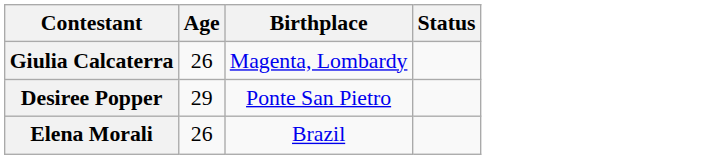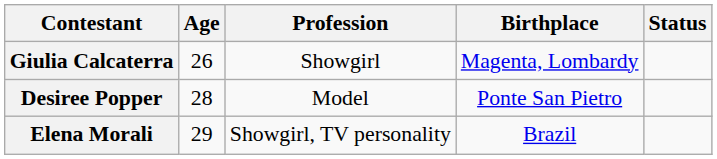+ column: (340, 23)
(202, 97) 29 -> (202, 97) 28
(202, 134) 26 -> (202, 134) 29
